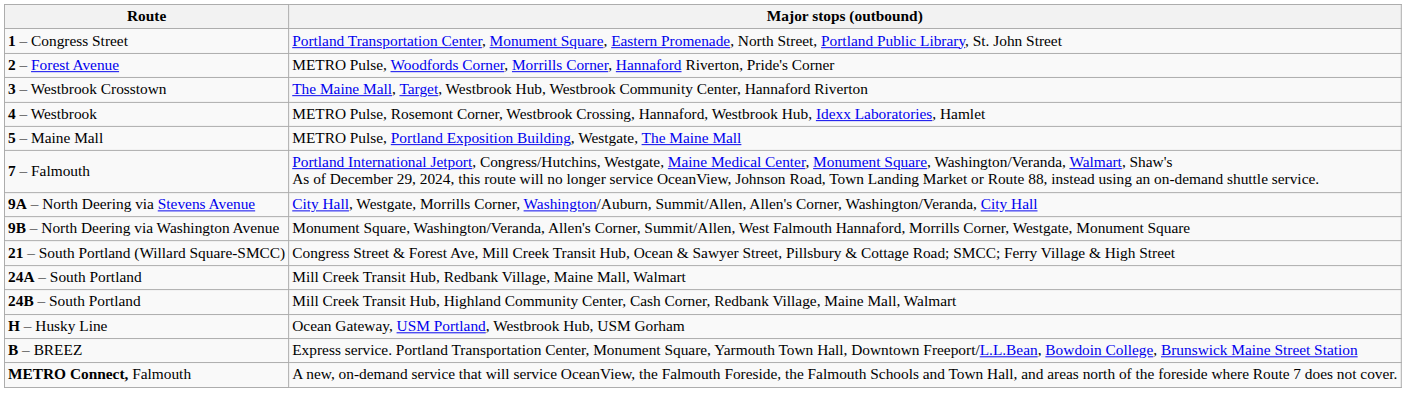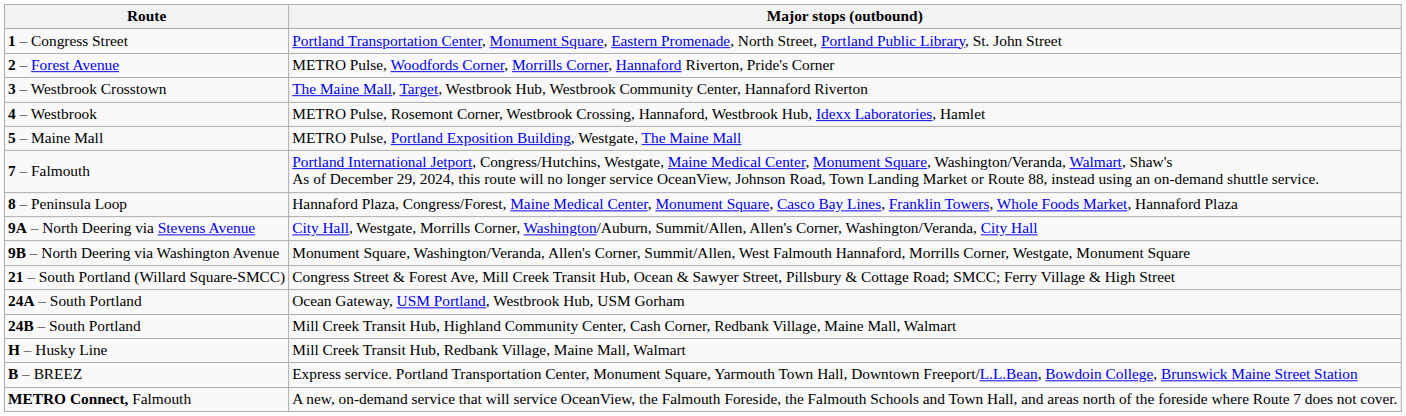+ row: (68, 204)
(489, 277) Mill Creek Transit Hub, Redbank Village, Maine Mall, Walmart -> (488, 301) Ocean Gateway, USM Portland, Westbrook Hub, USM Gorham
(488, 326) Ocean Gateway, USM Portland, Westbrook Hub, USM Gorham -> (489, 350) Mill Creek Transit Hub, Redbank Village, Maine Mall, Walmart
